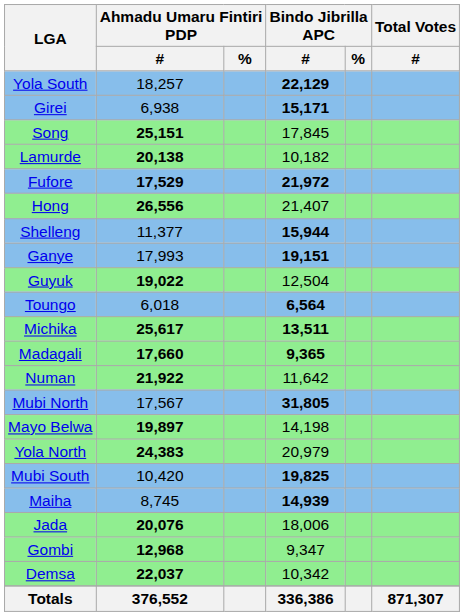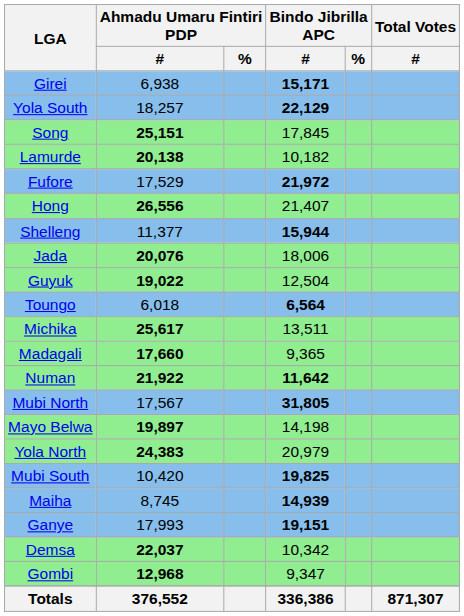rows swapped: (50, 108) <-> (50, 83)
(160, 182) bold -> (160, 182) normal
rows swapped: (50, 255) <-> (50, 525)
(306, 329) bold -> (306, 329) normal
(306, 353) bold -> (306, 353) normal
(306, 378) normal -> (306, 378) bold
rows swapped: (50, 574) <-> (50, 550)
